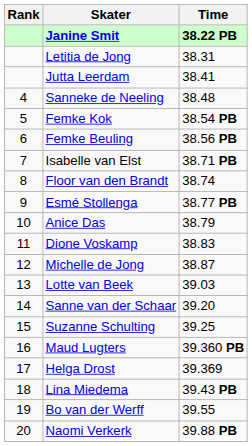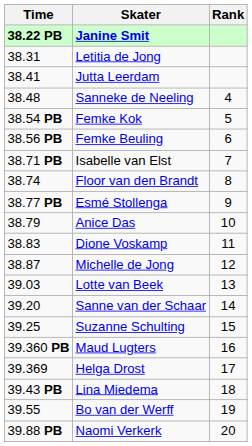columns swapped: (23, 14) <-> (213, 14)
